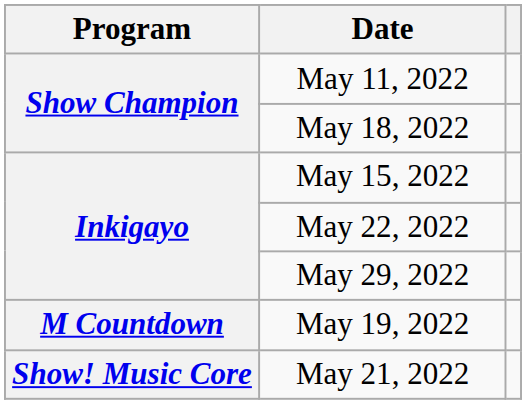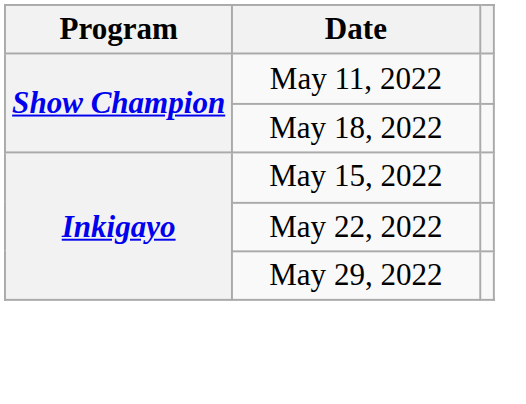- row: (383, 324)
- row: (383, 373)
